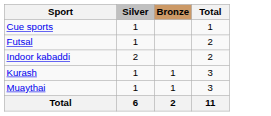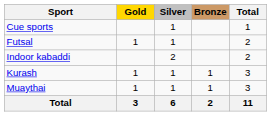+ column: (135, 12)
